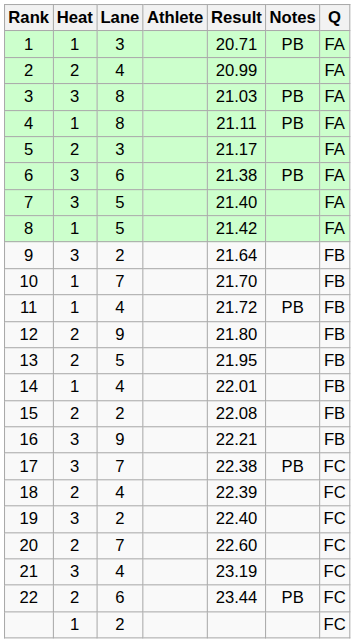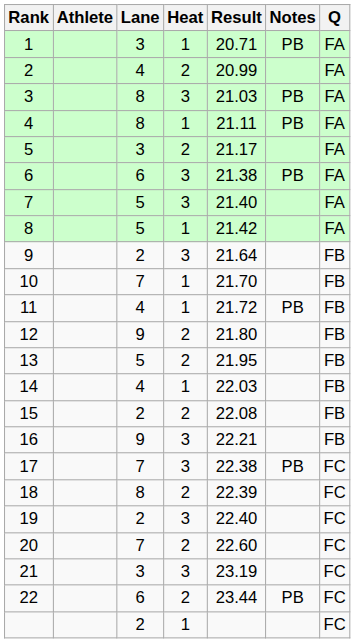columns swapped: (75, 17) <-> (175, 17)
(236, 387) 22.01 -> (236, 387) 22.03
(120, 492) 4 -> (140, 492) 8
(120, 571) 4 -> (140, 571) 3
